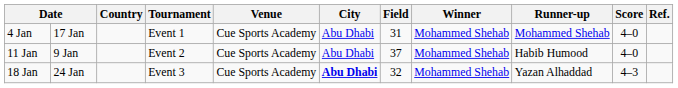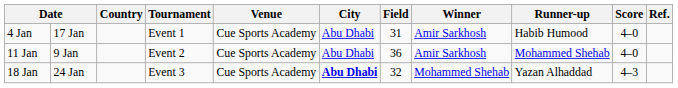(462, 33) Mohammed Shehab -> (450, 33) Amir Sarkhosh
(562, 33) Mohammed Shehab -> (551, 33) Habib Humood
(396, 52) 37 -> (396, 52) 36
(462, 52) Mohammed Shehab -> (450, 52) Amir Sarkhosh
(551, 52) Habib Humood -> (562, 52) Mohammed Shehab
